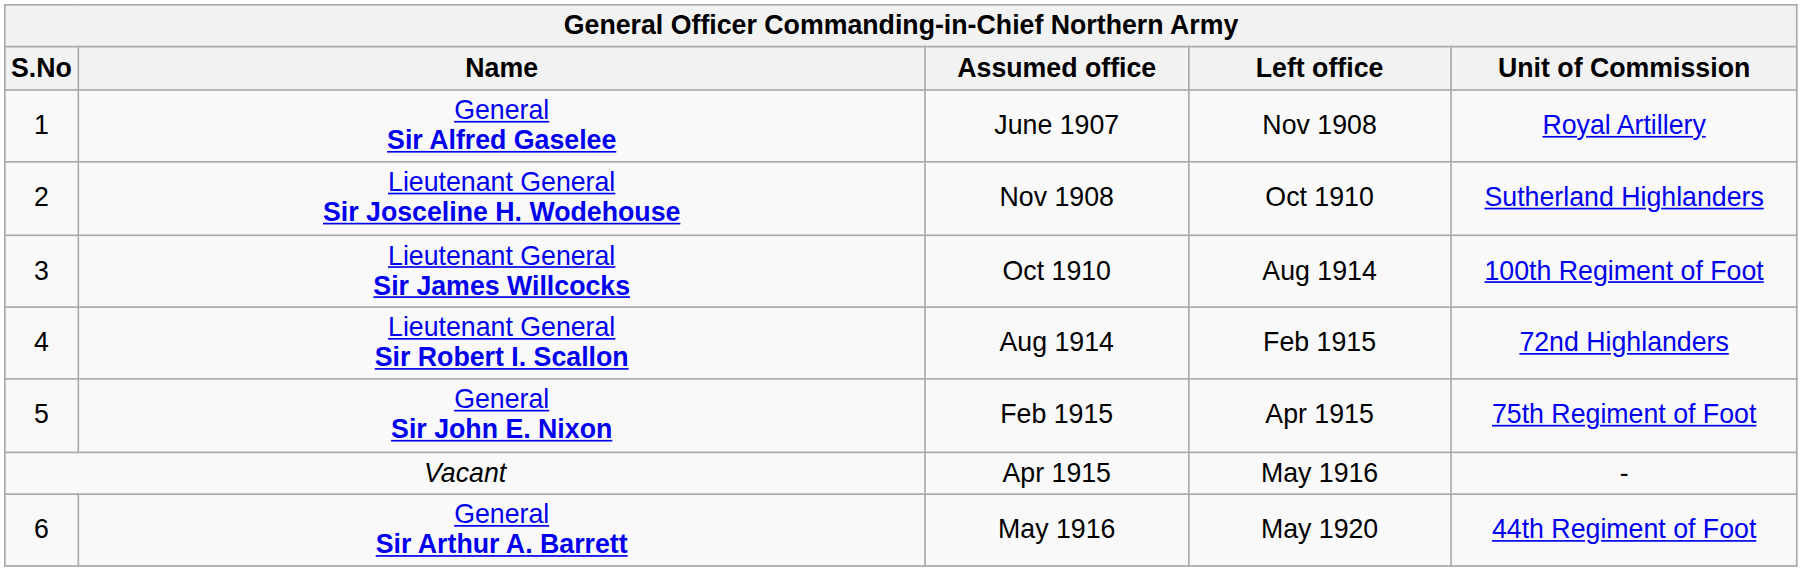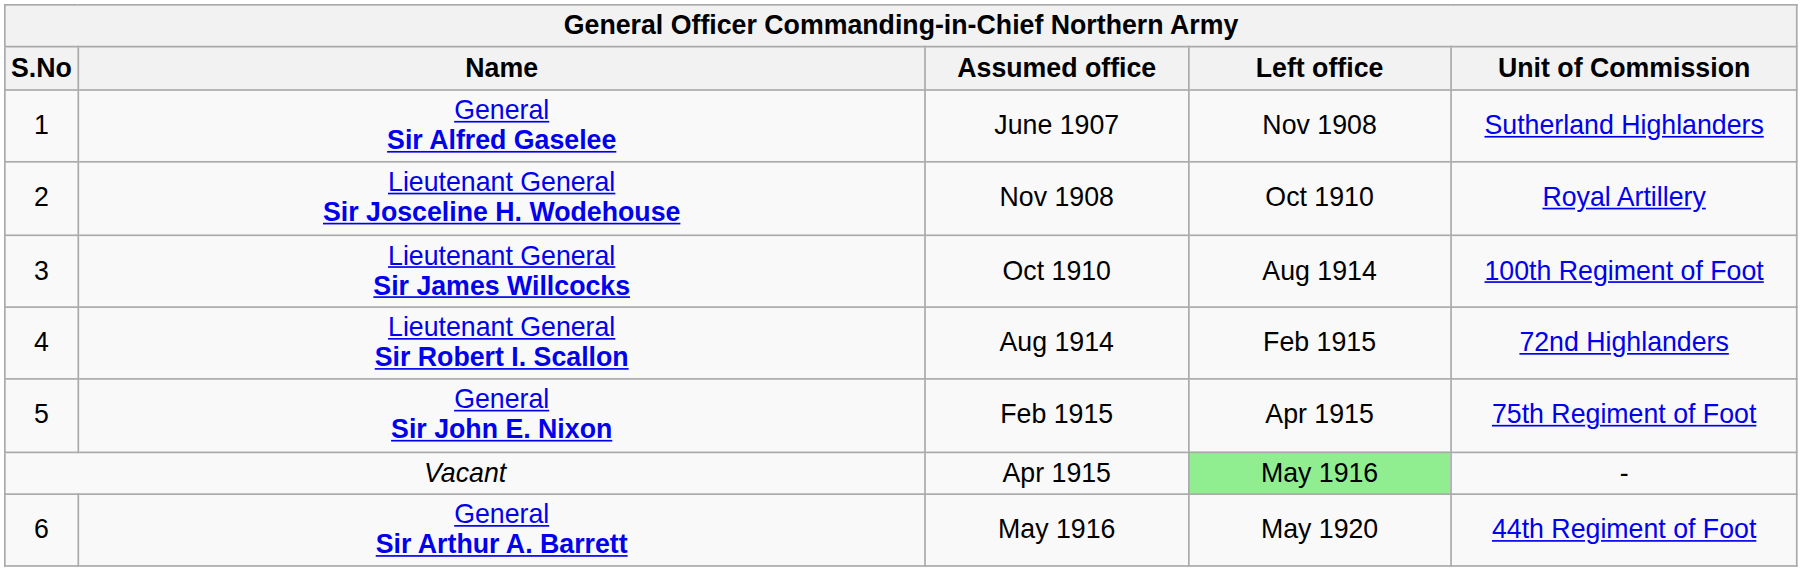(1624, 125) Royal Artillery -> (1624, 125) Sutherland Highlanders
(1624, 197) Sutherland Highlanders -> (1624, 197) Royal Artillery
(1320, 472) no background -> (1320, 472) lightgreen background
